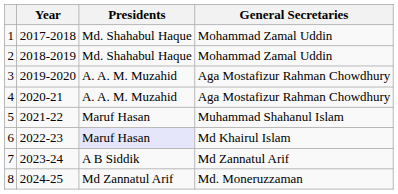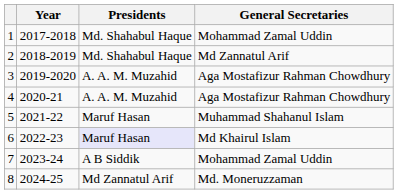(265, 55) Mohammad Zamal Uddin -> (243, 55) Md Zannatul Arif
(243, 158) Md Zannatul Arif -> (265, 158) Mohammad Zamal Uddin
